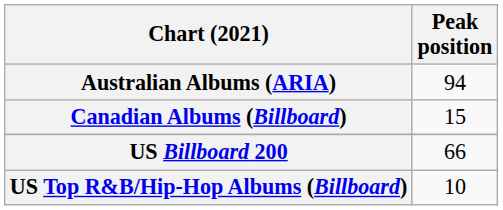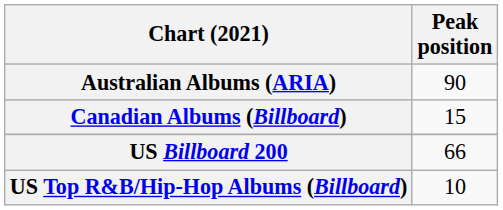(455, 81) 94 -> (455, 81) 90
